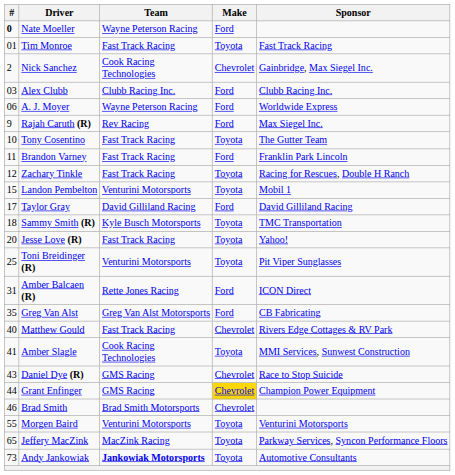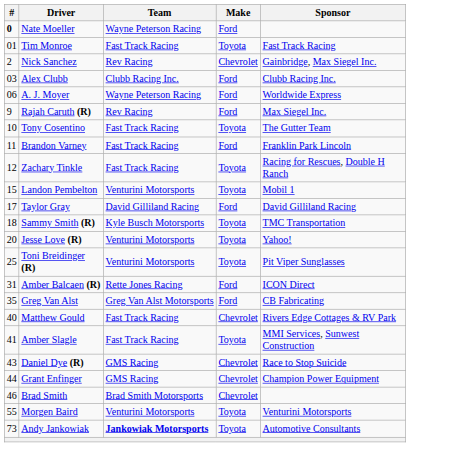(129, 68) Cook Racing Technologies -> (129, 62) Rev Racing
(138, 239) Fast Track Racing -> (150, 239) Venturini Motorsports
(129, 352) Cook Racing Technologies -> (142, 340) Fast Track Racing
(235, 391) gold background -> (238, 379) no background
- row: (55, 440)
